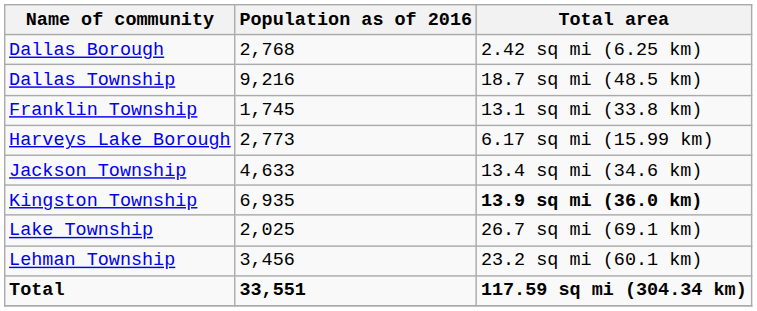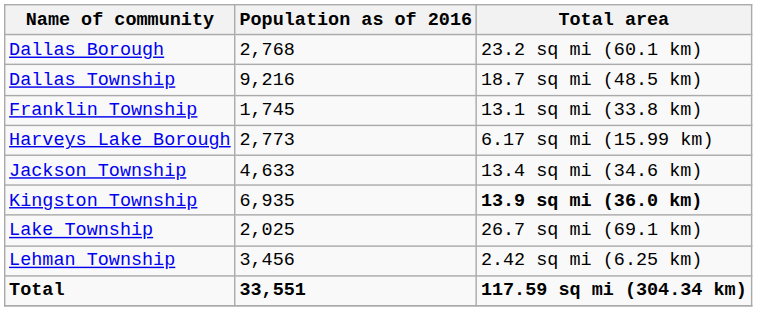(592, 50) 2.42 sq mi (6.25 km) -> (592, 50) 23.2 sq mi (60.1 km)
(592, 260) 23.2 sq mi (60.1 km) -> (592, 260) 2.42 sq mi (6.25 km)
